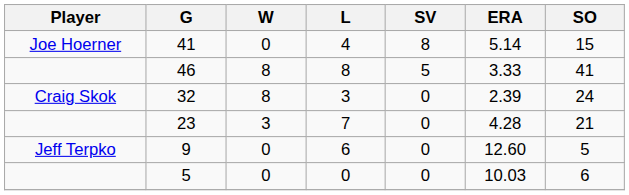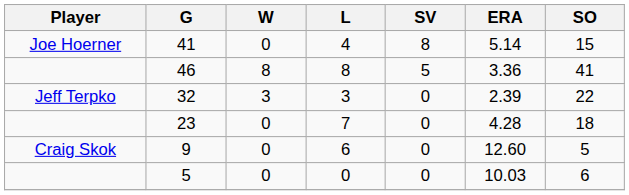(505, 70) 3.33 -> (505, 70) 3.36
(75, 96) Craig Skok -> (75, 96) Jeff Terpko
(266, 96) 8 -> (266, 96) 3
(585, 96) 24 -> (585, 96) 22
(266, 123) 3 -> (266, 123) 0
(585, 123) 21 -> (585, 123) 18
(75, 149) Jeff Terpko -> (75, 149) Craig Skok
